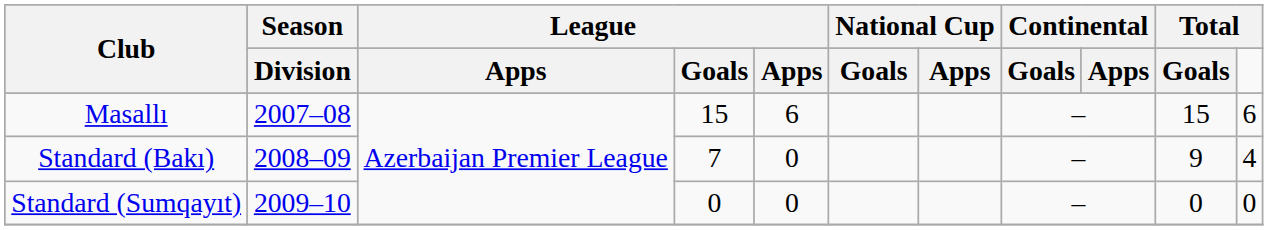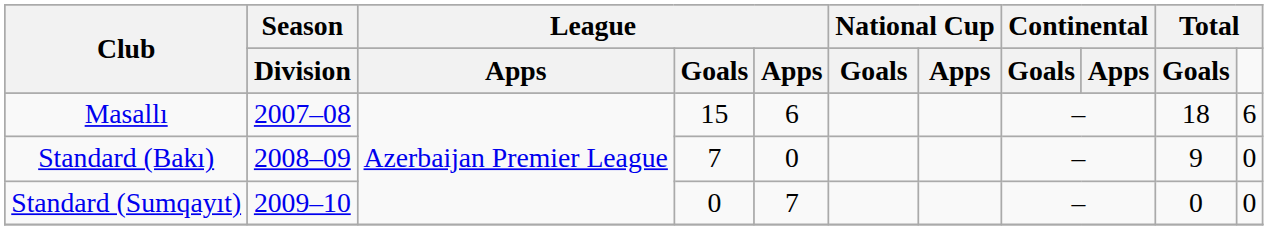(1196, 114) 15 -> (1196, 114) 18
(1249, 158) 4 -> (1249, 158) 0
(792, 202) 0 -> (792, 202) 7
